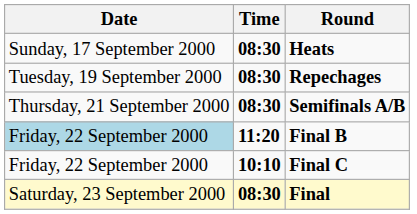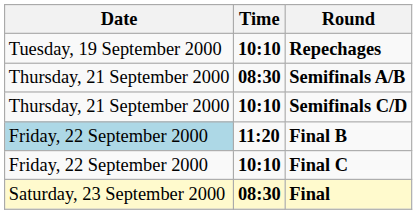- row: (312, 48)
(259, 77) 08:30 -> (259, 48) 10:10
+ row: (348, 106)
